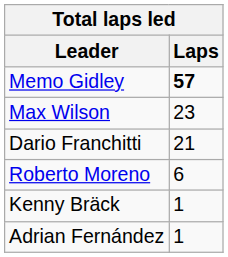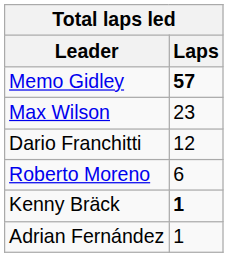(184, 143) 21 -> (184, 143) 12
(179, 205) normal -> (179, 205) bold
